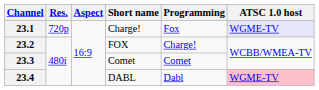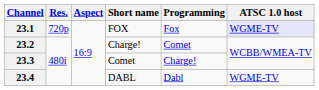(124, 28) Charge! -> (118, 28) FOX
(118, 45) FOX -> (124, 45) Charge!
(180, 45) Charge! -> (177, 45) Comet
(177, 61) Comet -> (180, 61) Charge!
(254, 77) pink background -> (254, 77) no background
